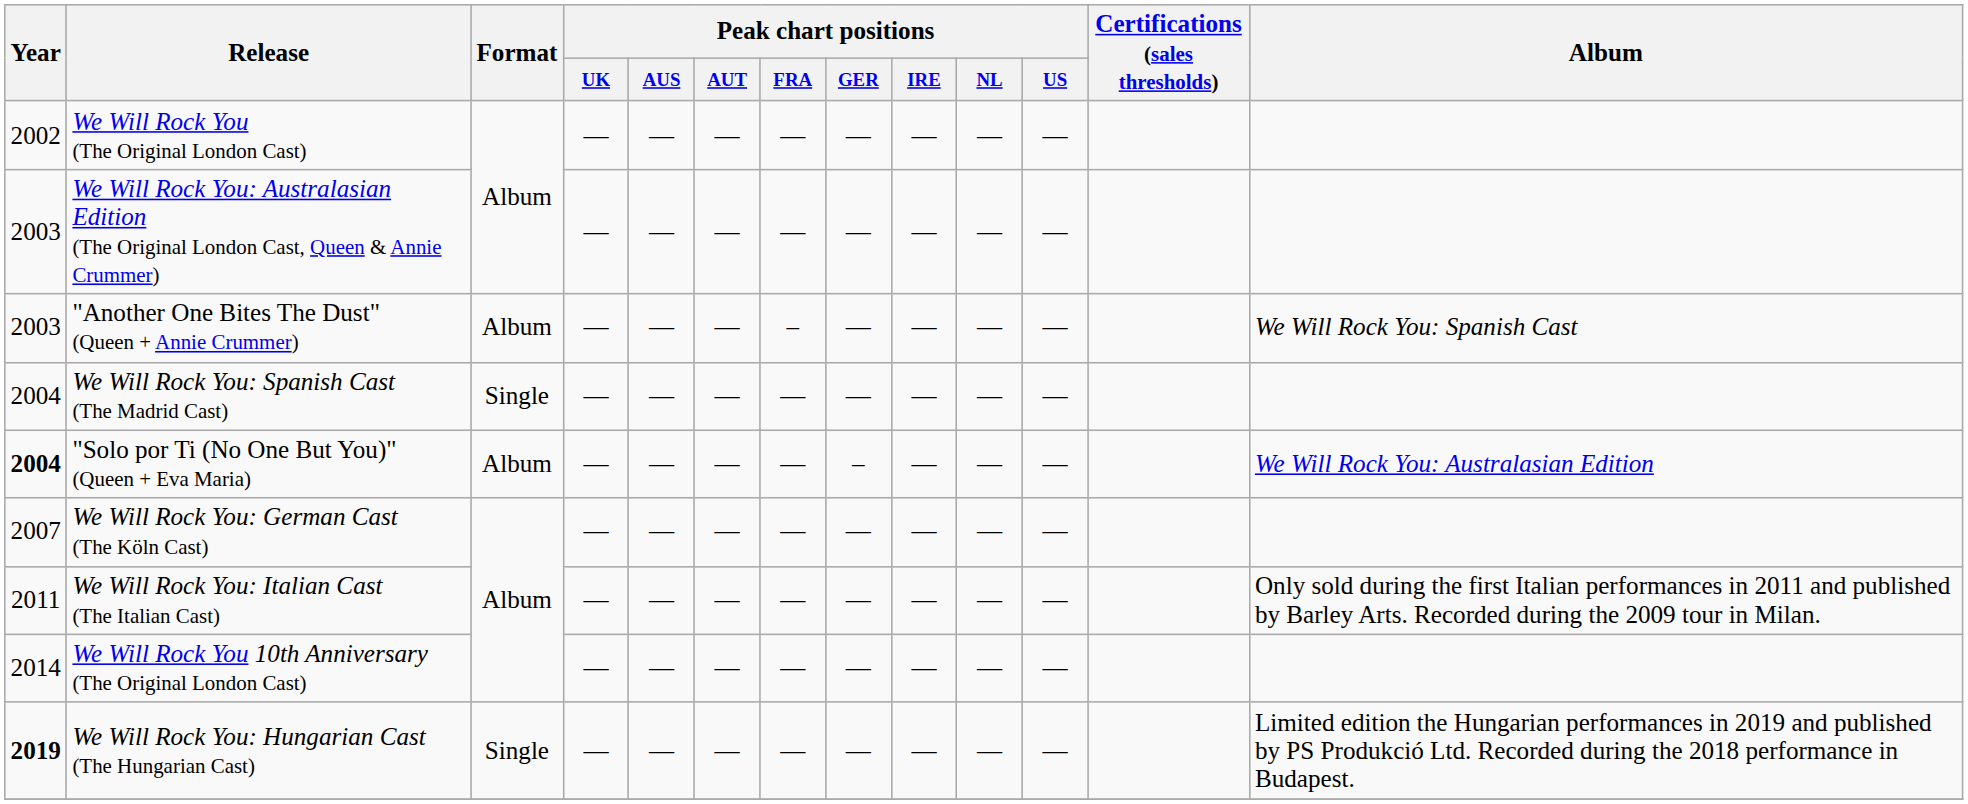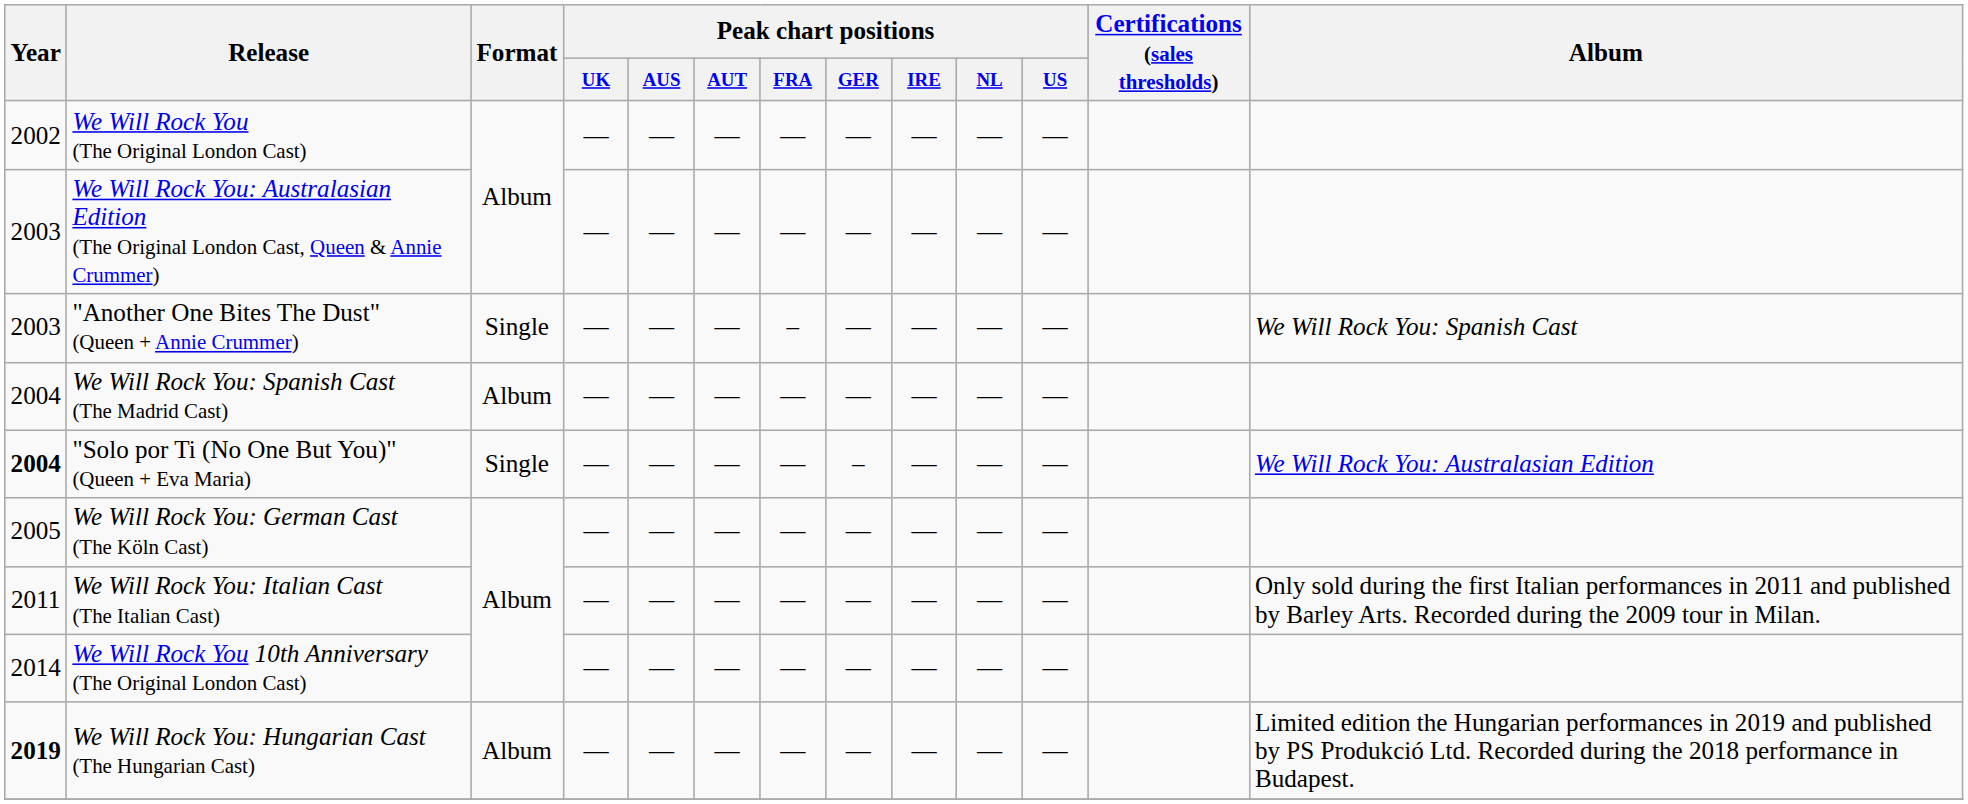(517, 327) Album -> (517, 327) Single
(517, 395) Single -> (517, 395) Album
(517, 463) Album -> (517, 463) Single
(36, 531) 2007 -> (36, 531) 2005
(517, 750) Single -> (517, 750) Album
